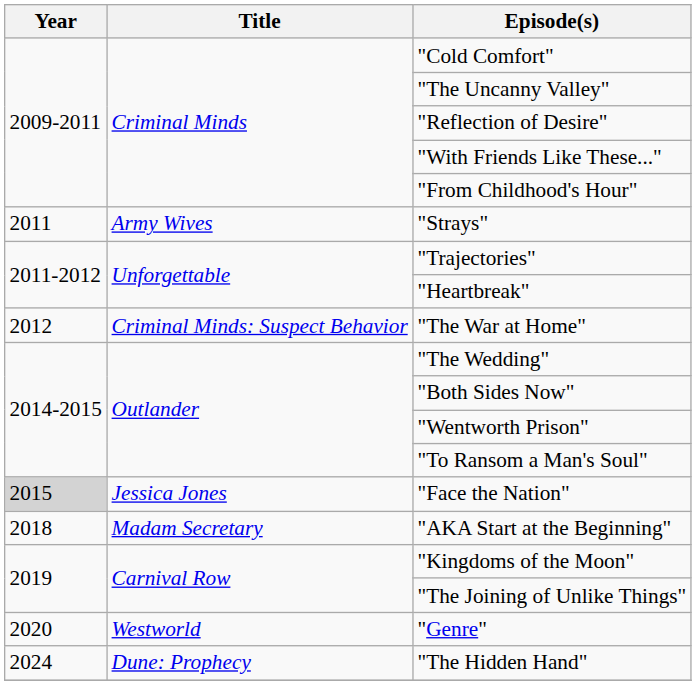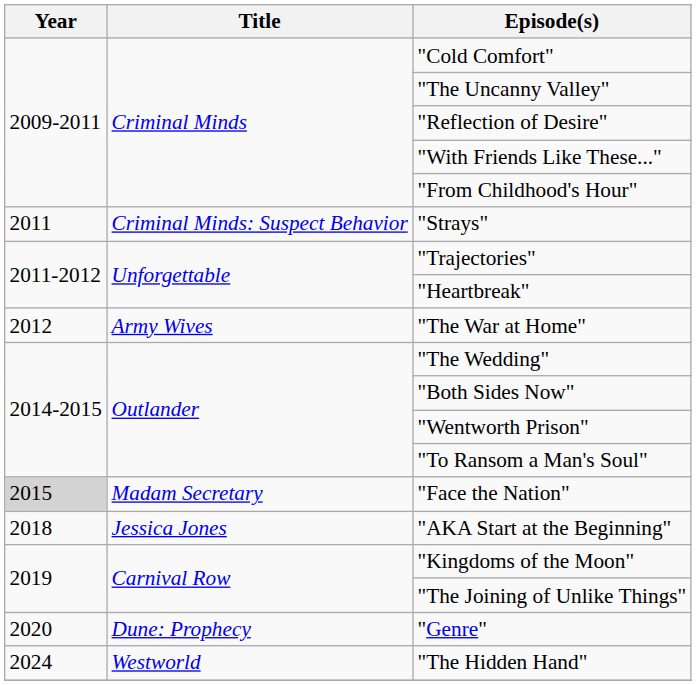(162, 223) Army Wives -> (260, 223) Criminal Minds: Suspect Behavior
(260, 325) Criminal Minds: Suspect Behavior -> (162, 325) Army Wives
(169, 493) Jessica Jones -> (187, 493) Madam Secretary
(187, 527) Madam Secretary -> (169, 527) Jessica Jones
(156, 628) Westworld -> (181, 628) Dune: Prophecy
(181, 662) Dune: Prophecy -> (156, 662) Westworld
